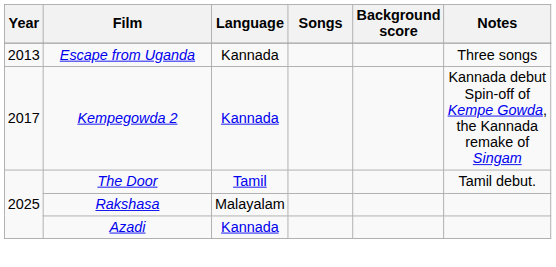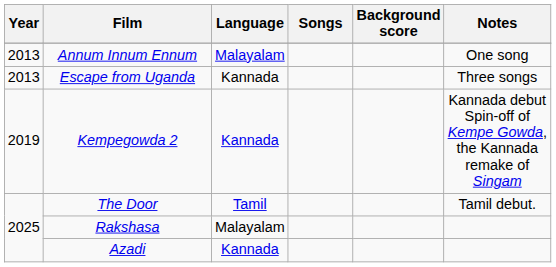+ row: (127, 54)
(24, 118) 2017 -> (24, 141) 2019
